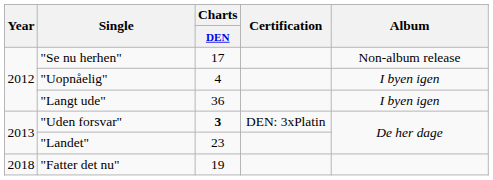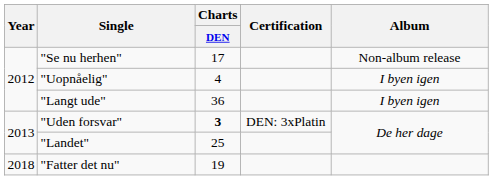(218, 143) 23 -> (218, 143) 25
